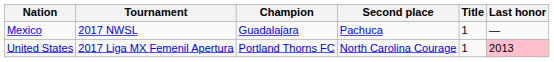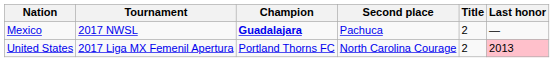(269, 30) normal -> (270, 30) bold
(465, 30) 1 -> (465, 30) 2
(465, 48) 1 -> (465, 48) 2
